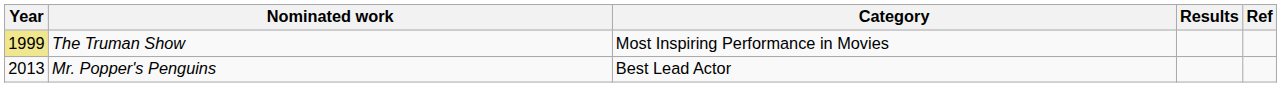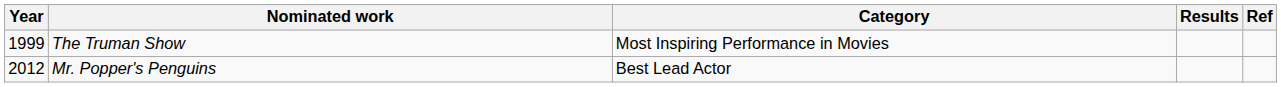(26, 43) khaki background -> (26, 43) no background
(26, 69) 2013 -> (26, 69) 2012
